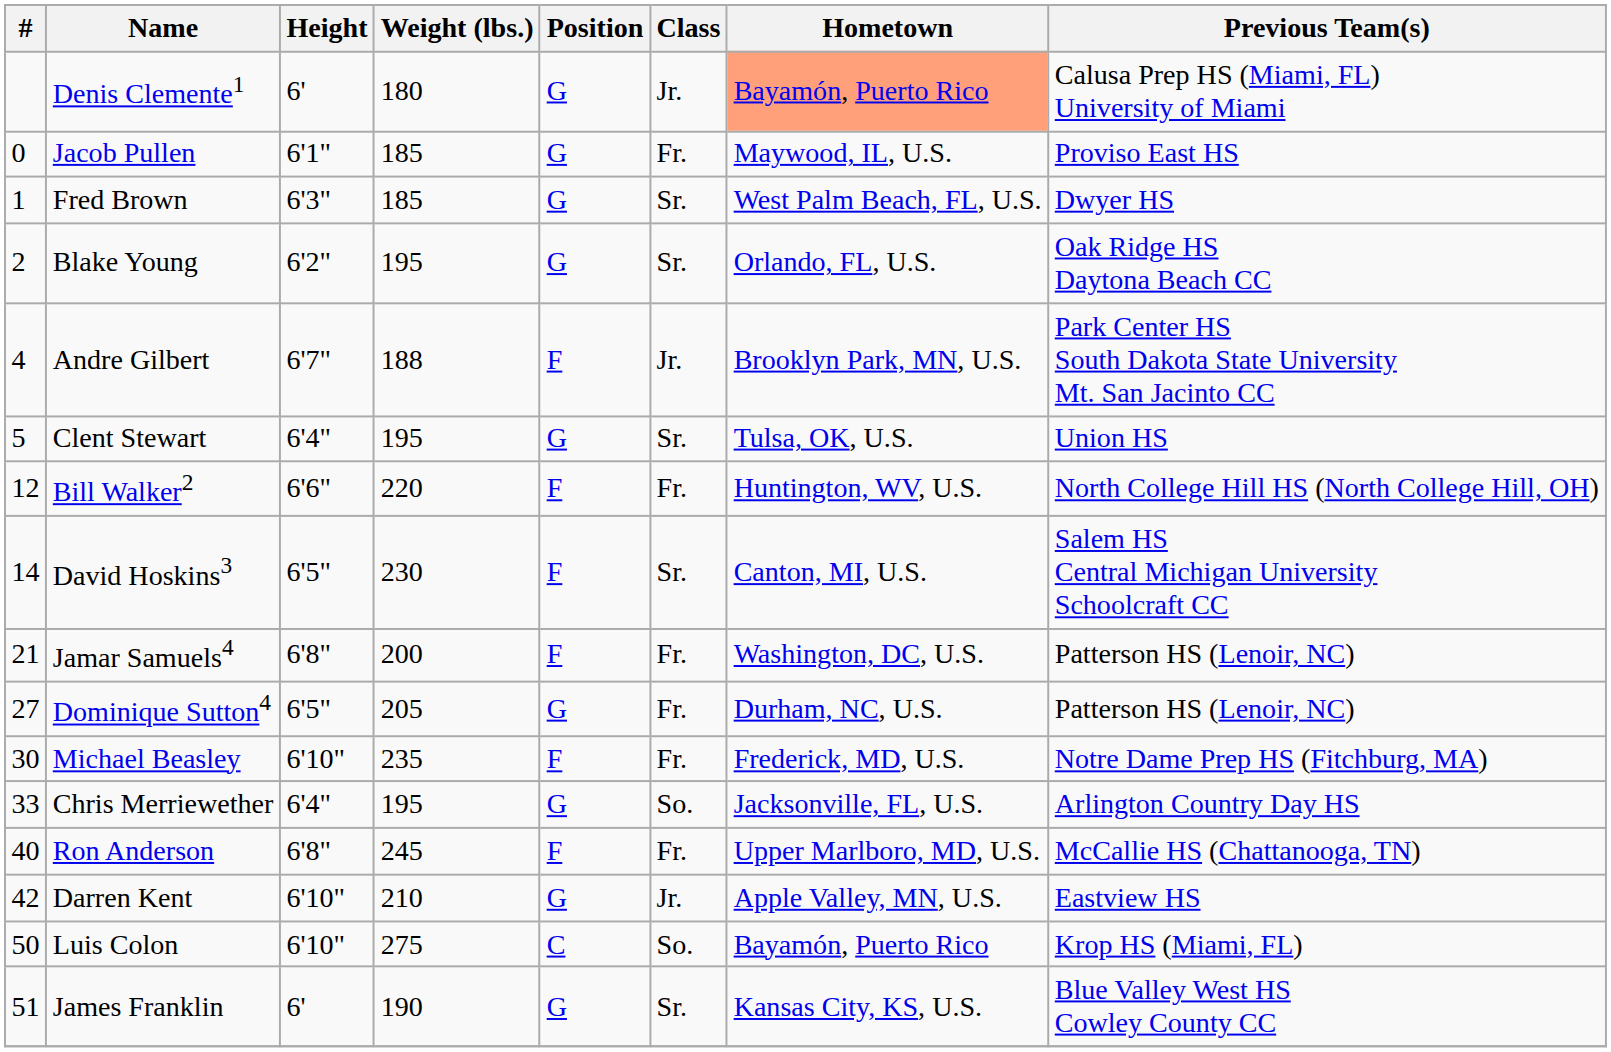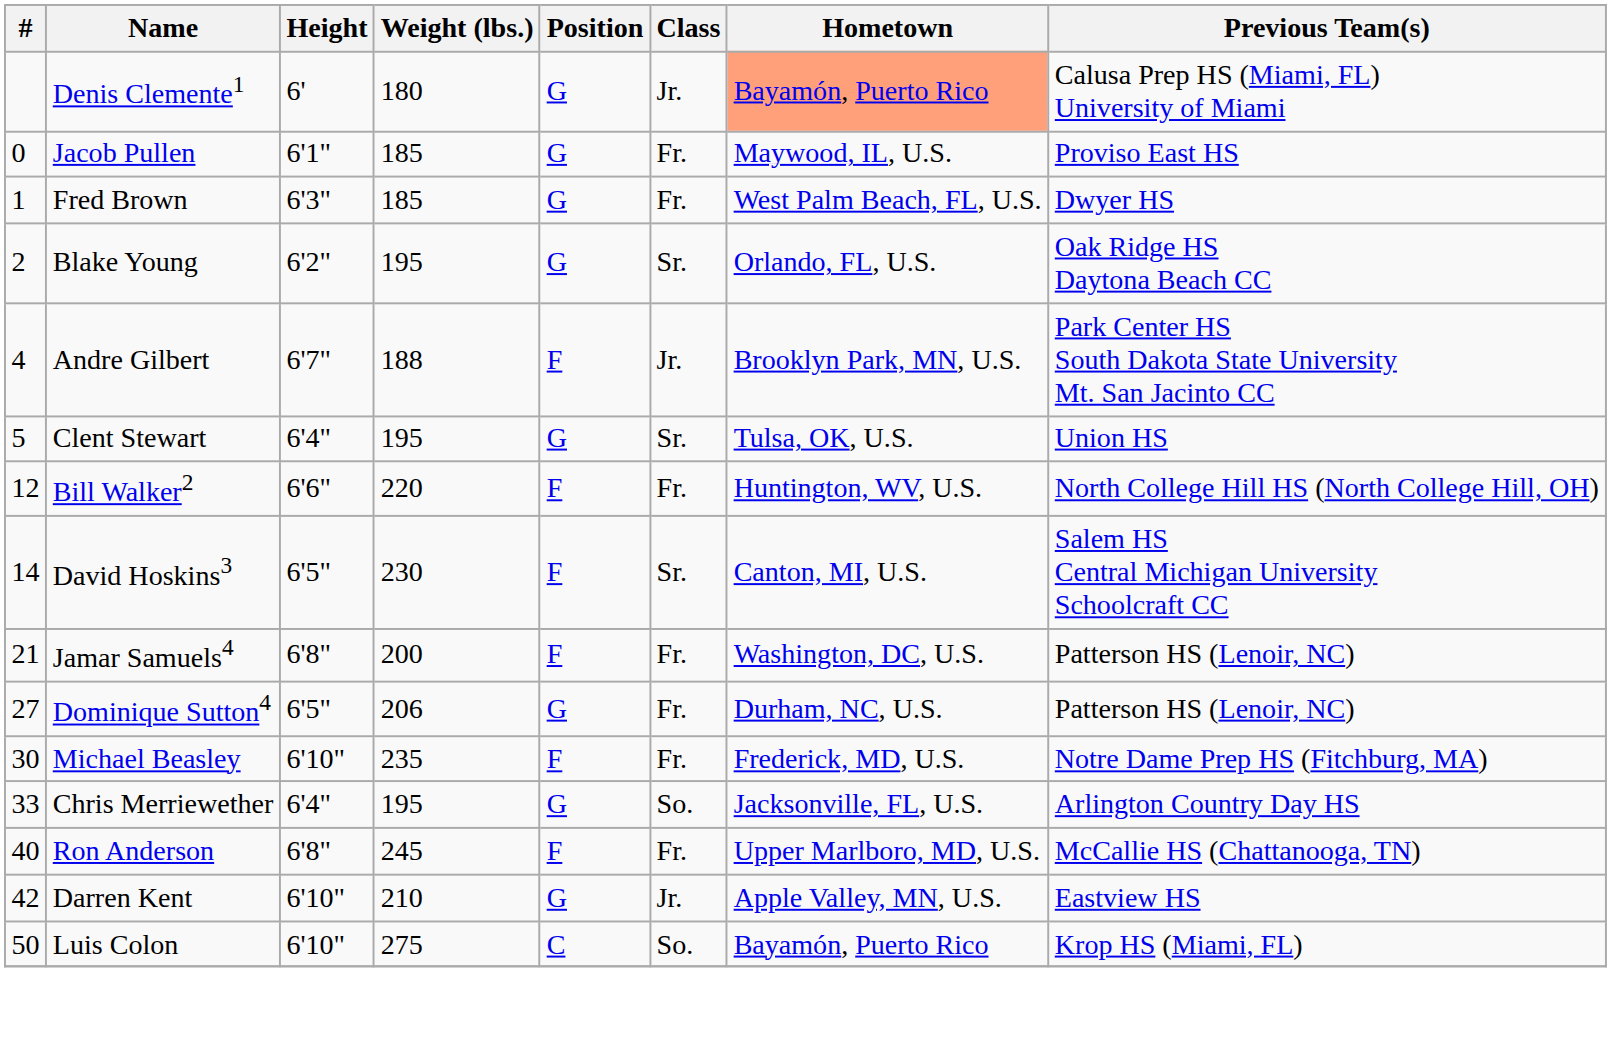(672, 200) Sr. -> (672, 200) Fr.
(402, 708) 205 -> (402, 708) 206
- row: (138, 1006)
